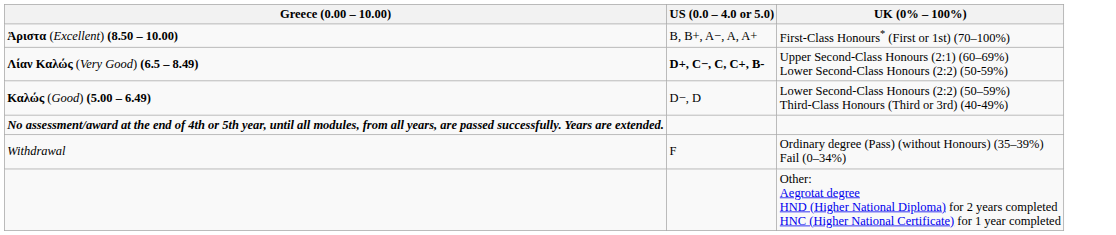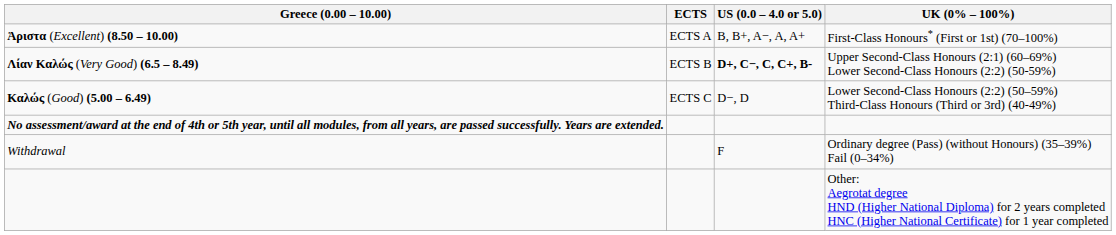+ column: (691, 14)
